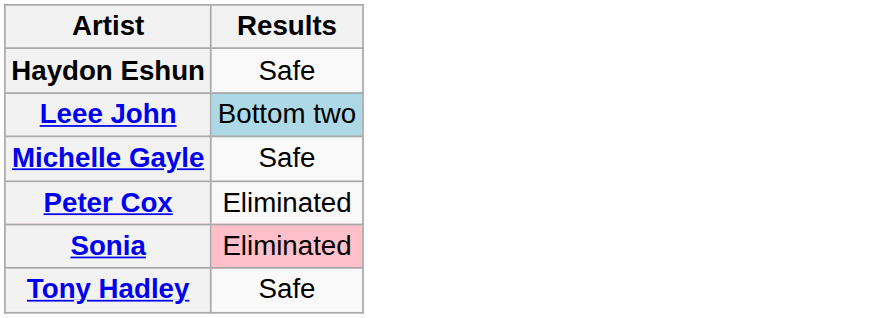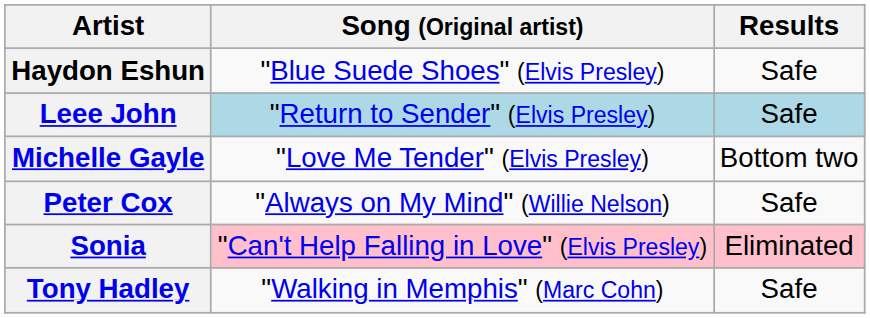+ column: (462, 26)
(287, 114) Bottom two -> (789, 114) Safe
(287, 158) Safe -> (789, 158) Bottom two
(287, 202) Eliminated -> (789, 202) Safe
